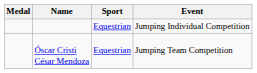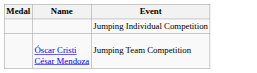- column: (112, 12)
